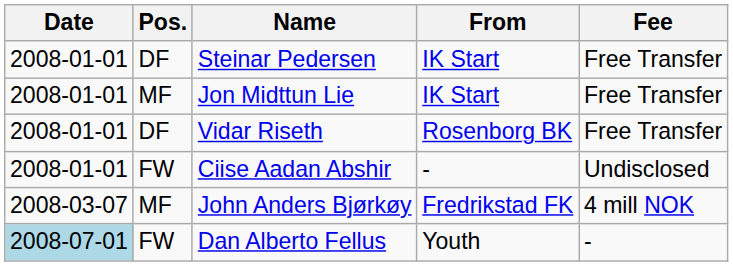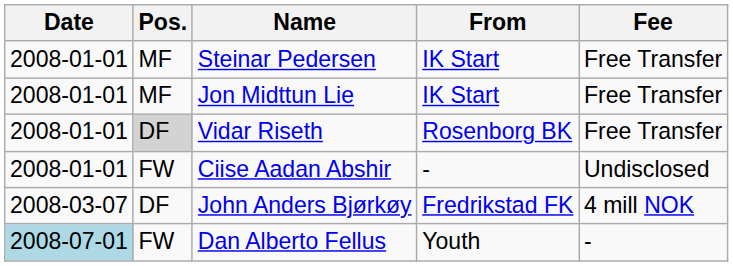(154, 59) DF -> (155, 59) MF
(154, 132) no background -> (154, 132) lightgrey background
(155, 205) MF -> (154, 205) DF
